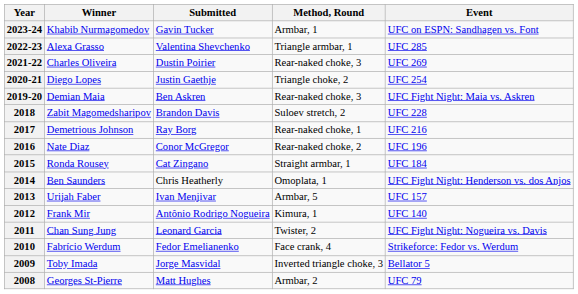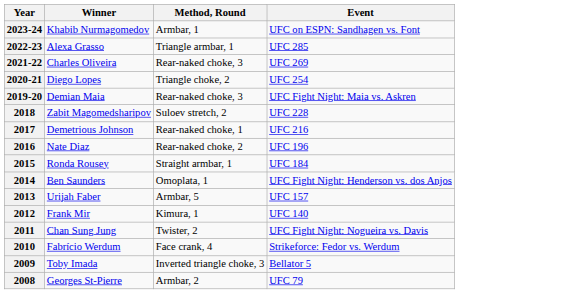- column: (213, 12)
